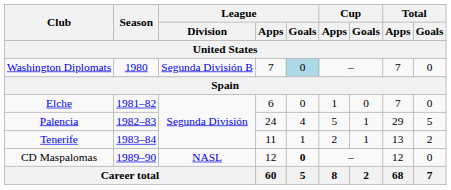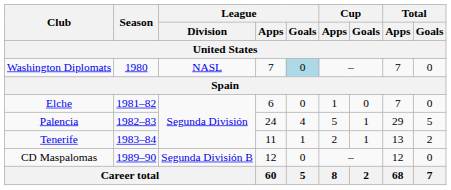(207, 67) Segunda División B -> (207, 67) NASL
(207, 157) NASL -> (207, 157) Segunda División B
(302, 157) bold -> (302, 157) normal
